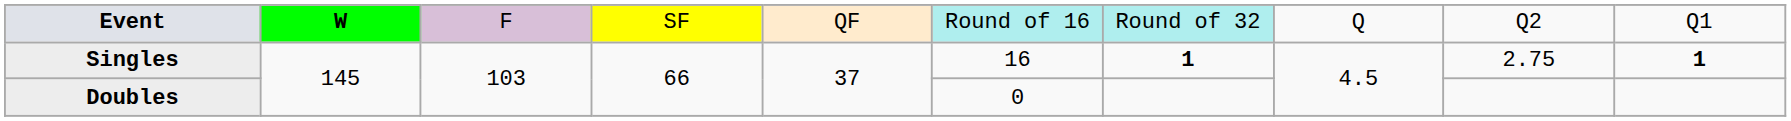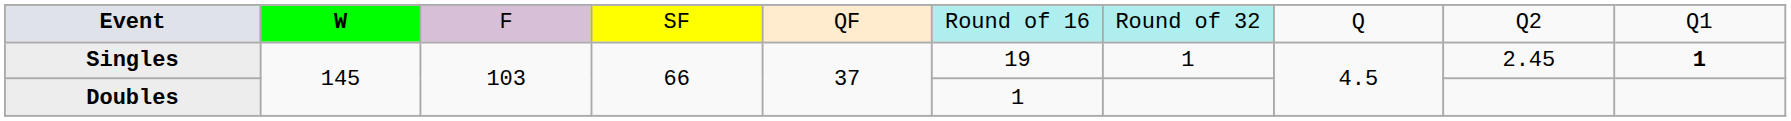(1018, 60) 16 -> (1018, 60) 19
(1188, 60) bold -> (1188, 60) normal
(1529, 60) 2.75 -> (1529, 60) 2.45
(1018, 97) 0 -> (1018, 97) 1
